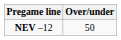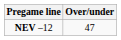(90, 27) 50 -> (90, 27) 47
